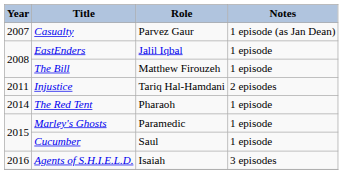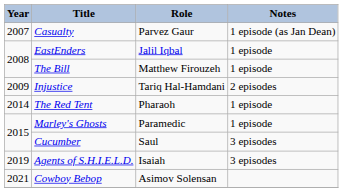(18, 87) 2011 -> (18, 87) 2009
(251, 141) 1 episode -> (253, 141) 3 episodes
(18, 160) 2016 -> (18, 160) 2019
+ row: (68, 178)
